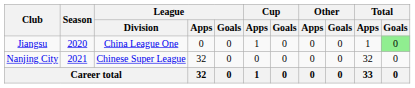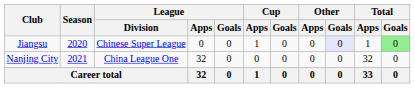(141, 43) China League One -> (141, 43) Chinese Super League
(340, 43) no background -> (340, 43) lavender background
(141, 59) Chinese Super League -> (141, 59) China League One
